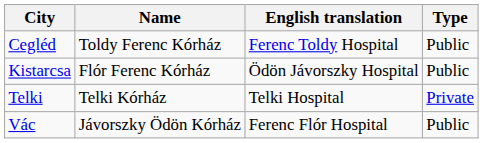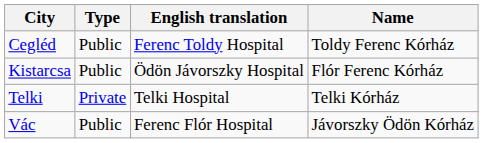columns swapped: (160, 17) <-> (450, 17)
